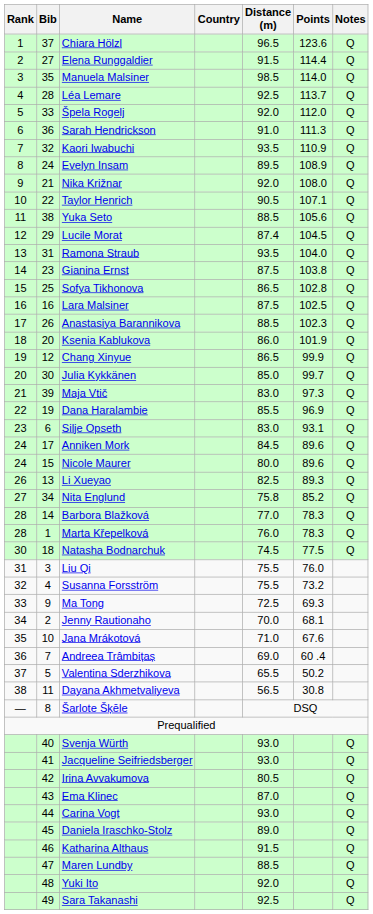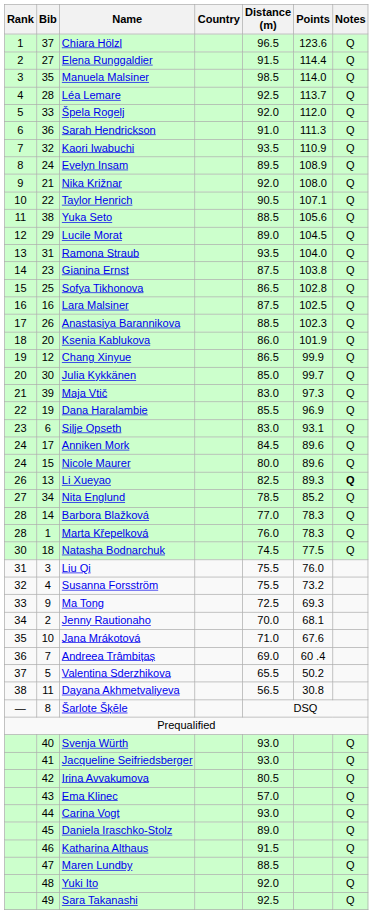(268, 235) 87.4 -> (268, 235) 89.0
(350, 480) normal -> (350, 480) bold
(268, 498) 75.8 -> (268, 498) 78.5
(268, 796) 87.0 -> (268, 796) 57.0
